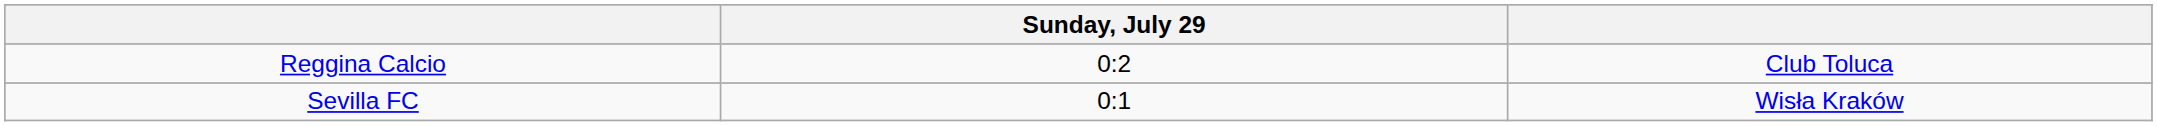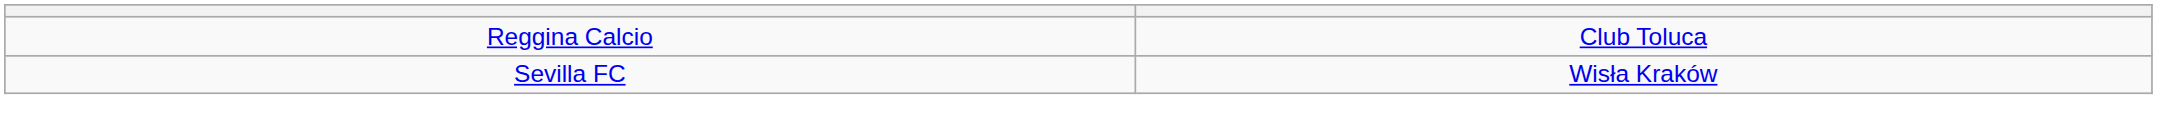- column: (1114, 25)
